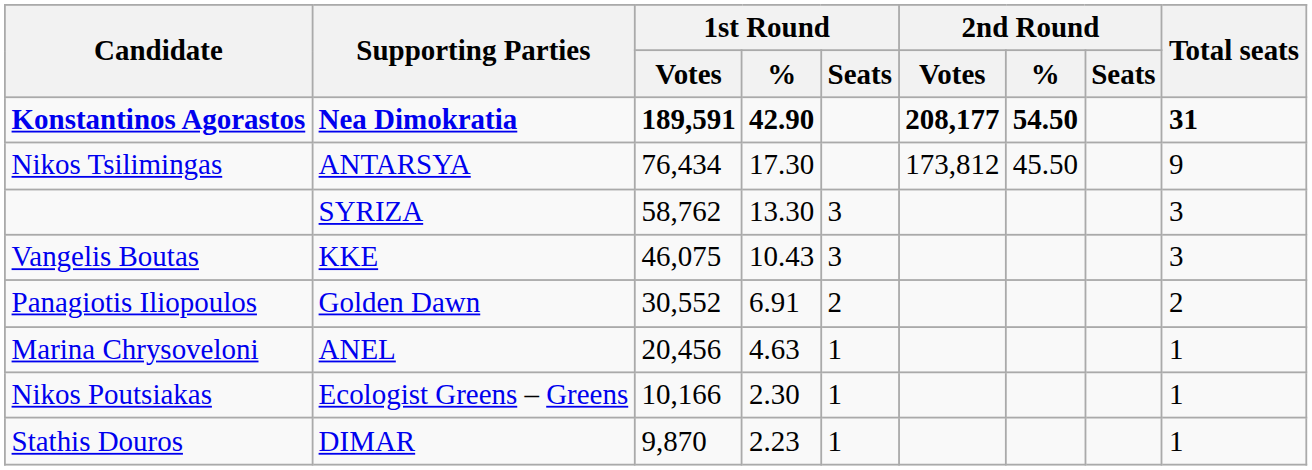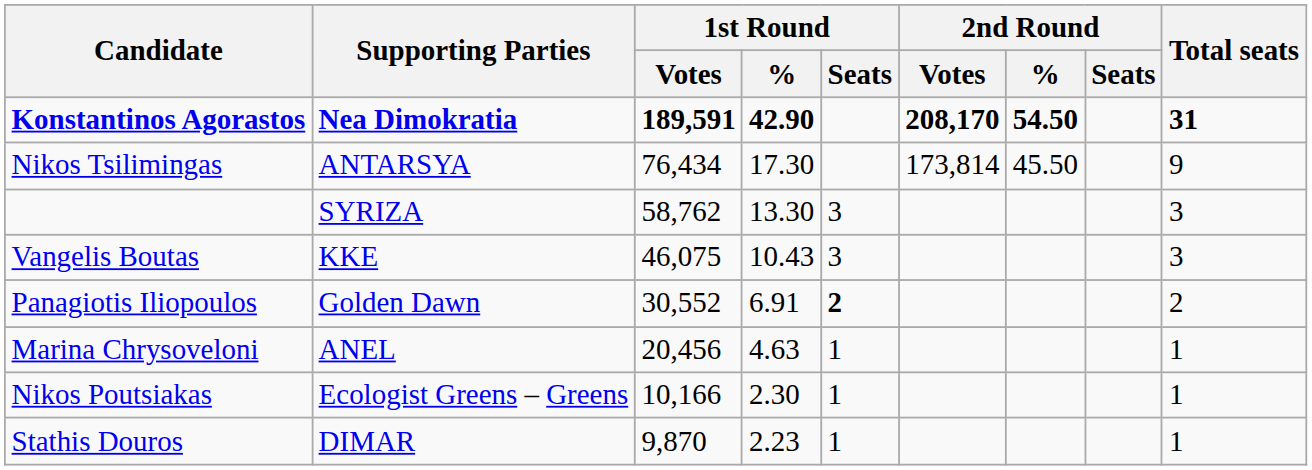(952, 119) 208,177 -> (952, 119) 208,170
(952, 165) 173,812 -> (952, 165) 173,814
(835, 303) normal -> (835, 303) bold
